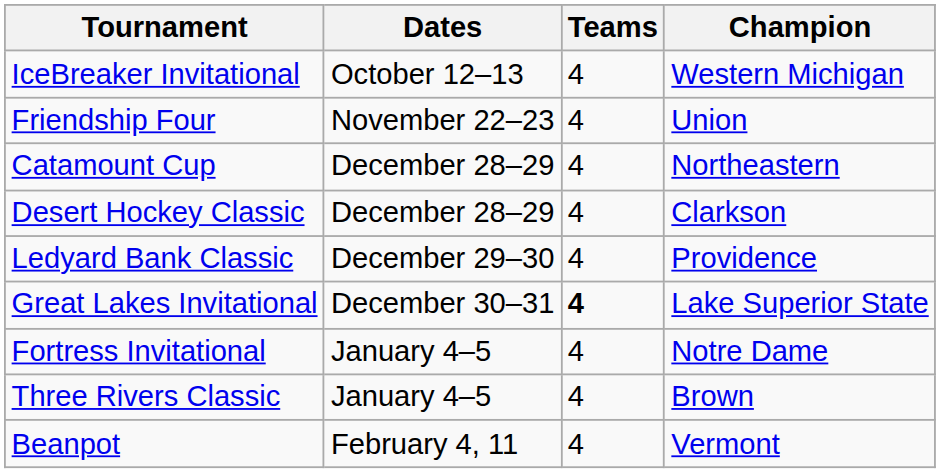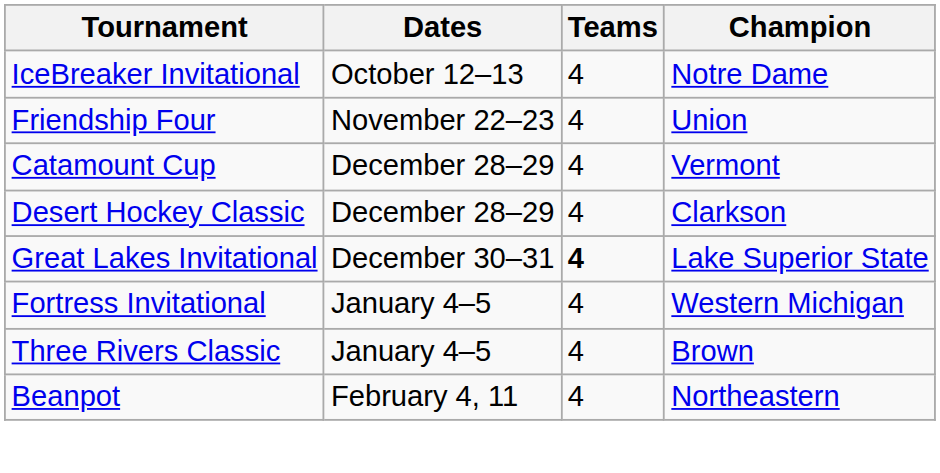(788, 73) Western Michigan -> (750, 73) Notre Dame
(756, 166) Northeastern -> (726, 166) Vermont
- row: (152, 258)
(750, 350) Notre Dame -> (788, 304) Western Michigan
(726, 443) Vermont -> (756, 397) Northeastern
